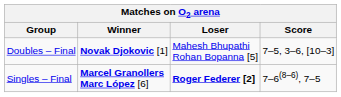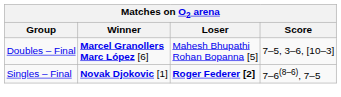(124, 51) Novak Djokovic [1] -> (122, 51) Marcel Granollers Marc López [6]
(122, 78) Marcel Granollers Marc López [6] -> (124, 74) Novak Djokovic [1]
